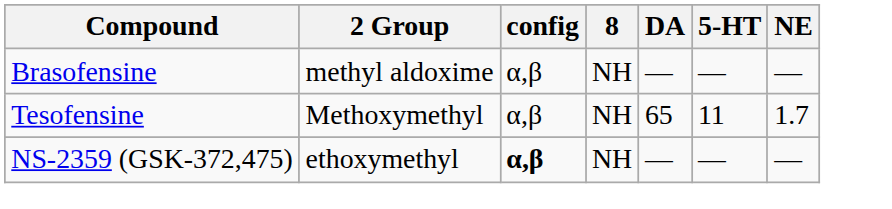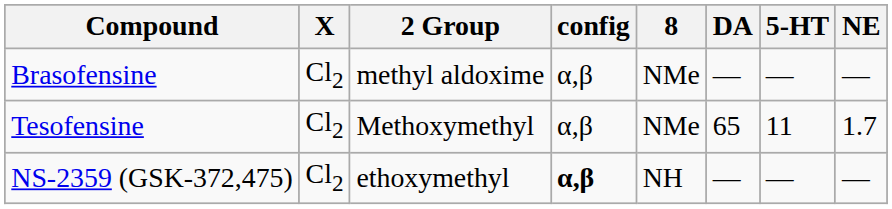+ column: (325, 26)
(612, 70) NH -> (671, 74) NMe
(612, 114) NH -> (671, 125) NMe
